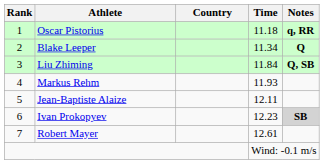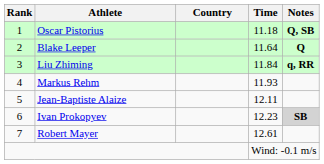(301, 30) q, RR -> (301, 30) Q, SB
(266, 47) 11.34 -> (266, 47) 11.64
(301, 64) Q, SB -> (301, 64) q, RR
